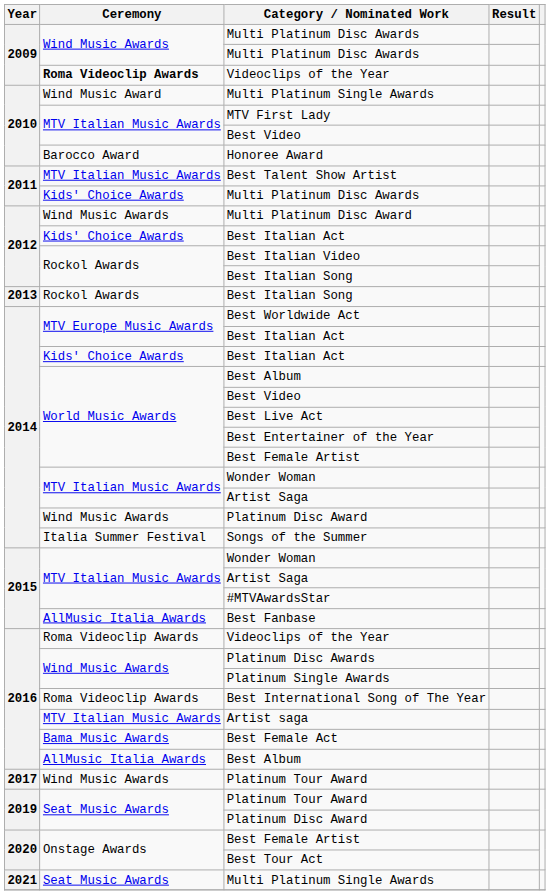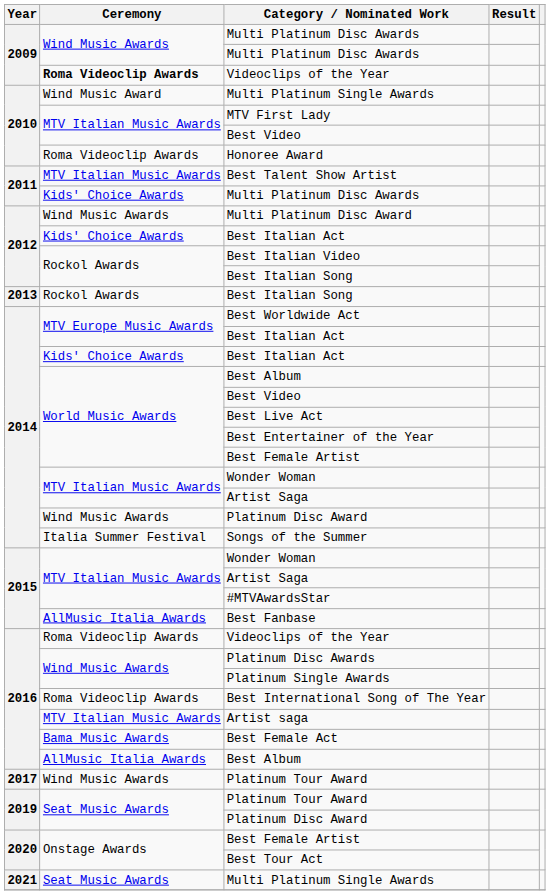(91, 155) Barocco Award -> (121, 155) Roma Videoclip Awards
